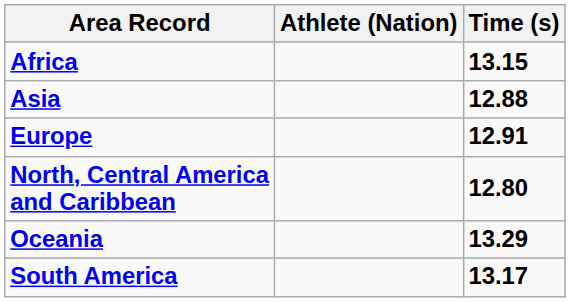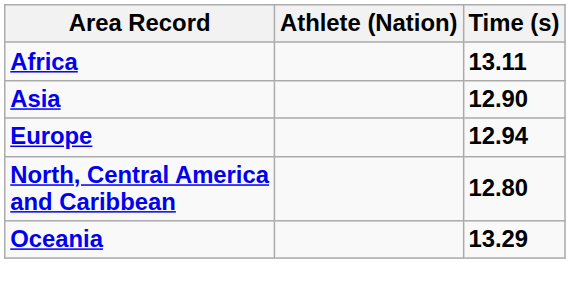(498, 61) 13.15 -> (498, 61) 13.11
(498, 99) 12.88 -> (498, 99) 12.90
(498, 136) 12.91 -> (498, 136) 12.94
- row: (94, 277)
